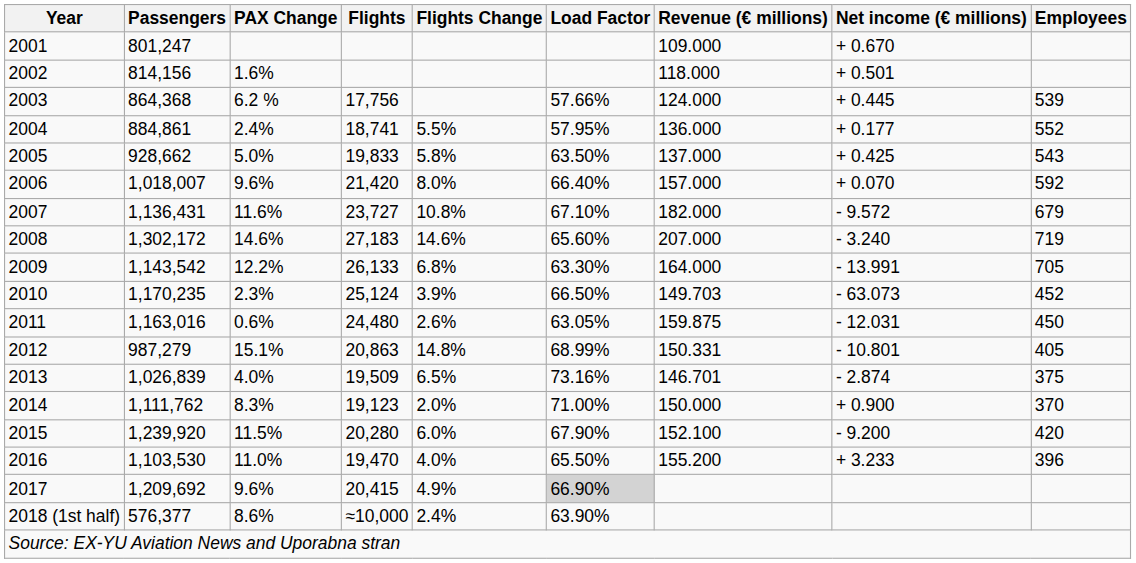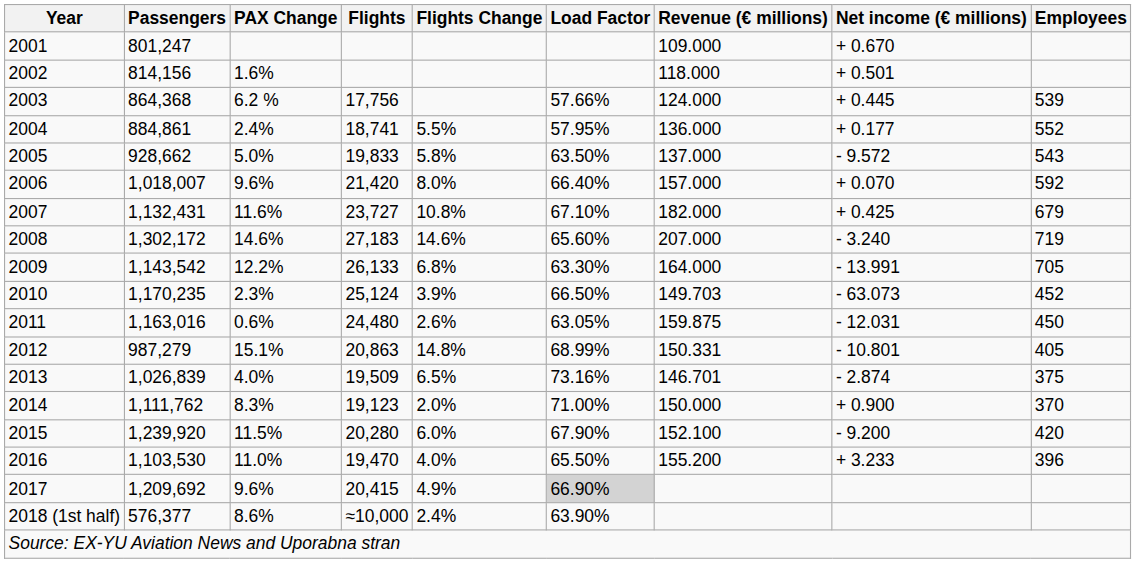(865, 156) + 0.425 -> (863, 156) - 9.572
(167, 211) 1,136,431 -> (167, 211) 1,132,431
(863, 211) - 9.572 -> (865, 211) + 0.425
